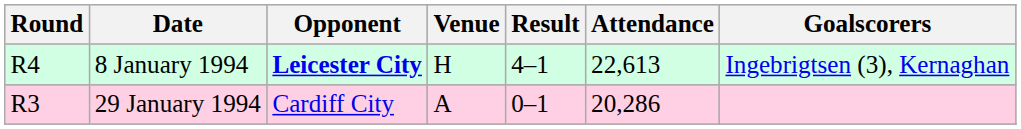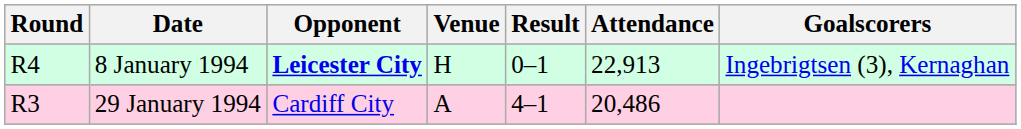(530, 64) 4–1 -> (530, 64) 0–1
(626, 64) 22,613 -> (626, 64) 22,913
(530, 104) 0–1 -> (530, 104) 4–1
(626, 104) 20,286 -> (626, 104) 20,486
